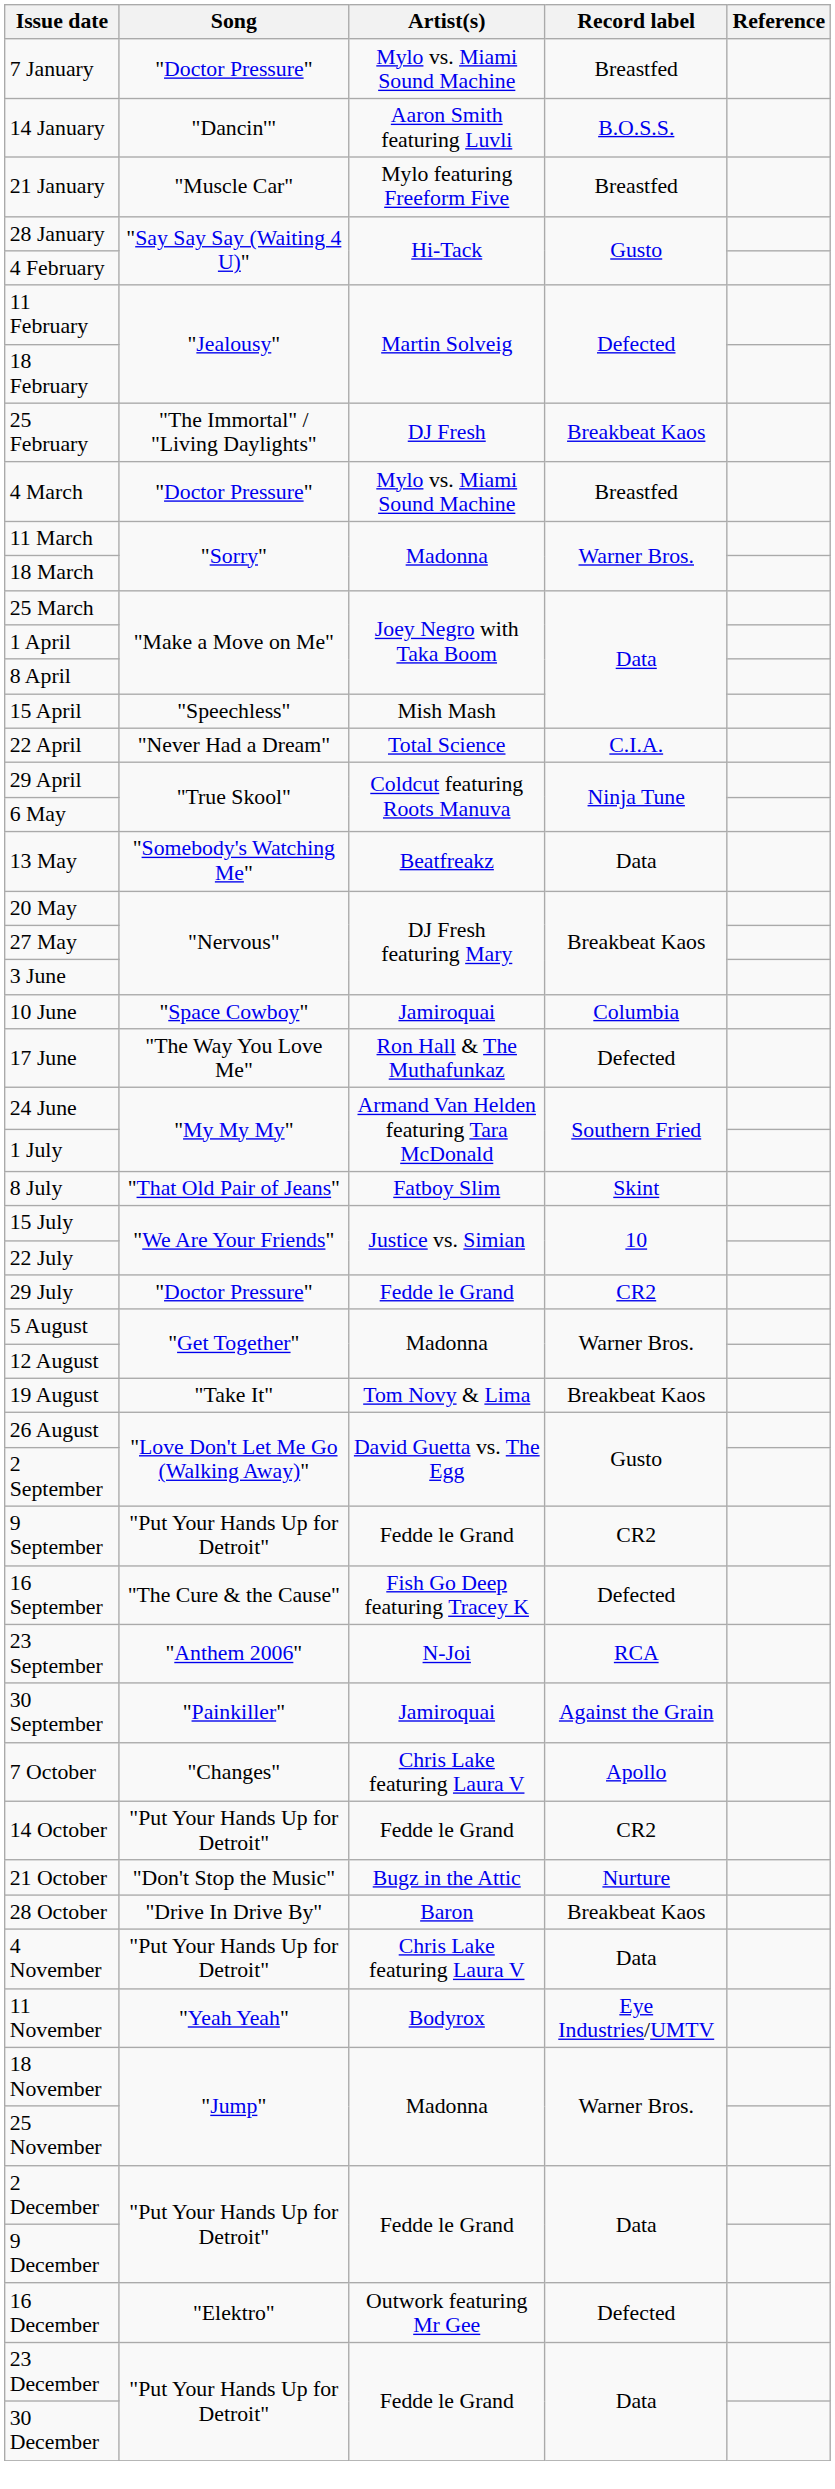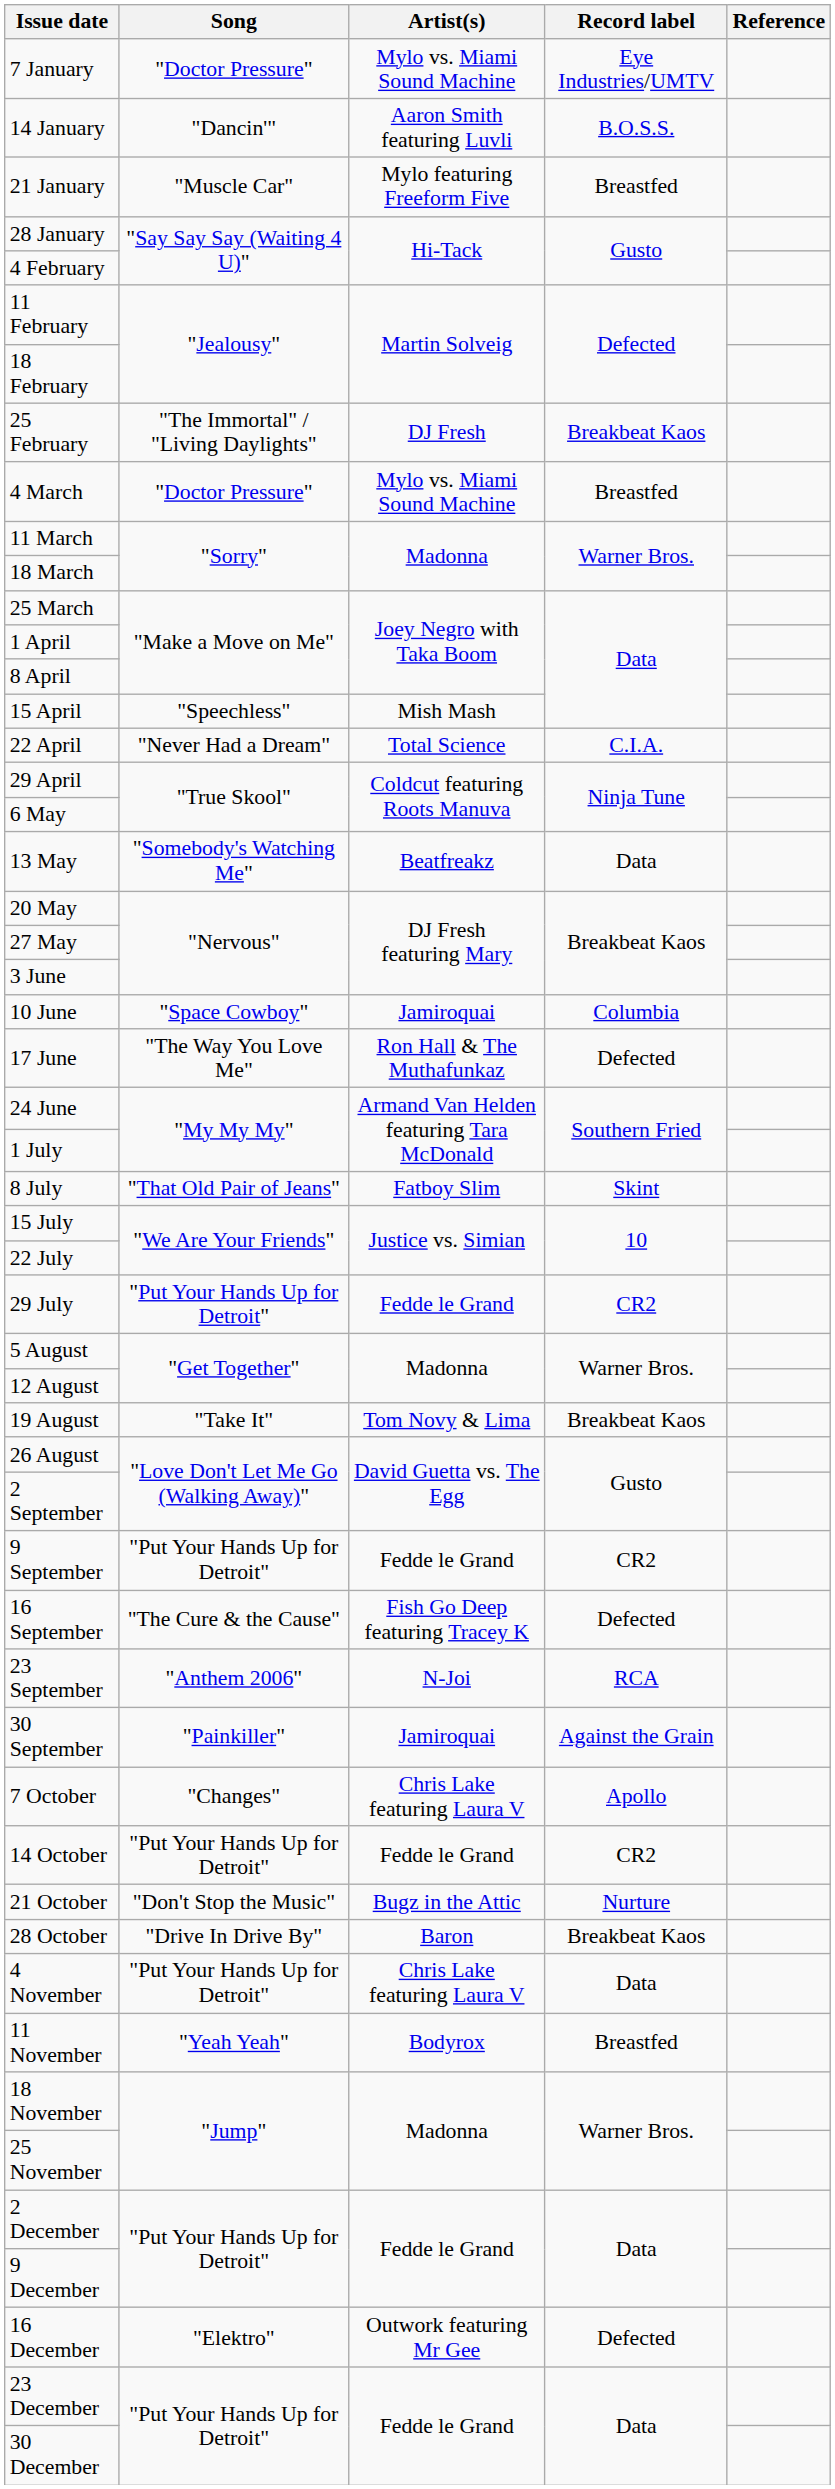(636, 68) Breastfed -> (636, 68) Eye Industries/UMTV
(234, 1291) "Doctor Pressure" -> (234, 1304) "Put Your Hands Up for Detroit"
(636, 2017) Eye Industries/UMTV -> (636, 2042) Breastfed
